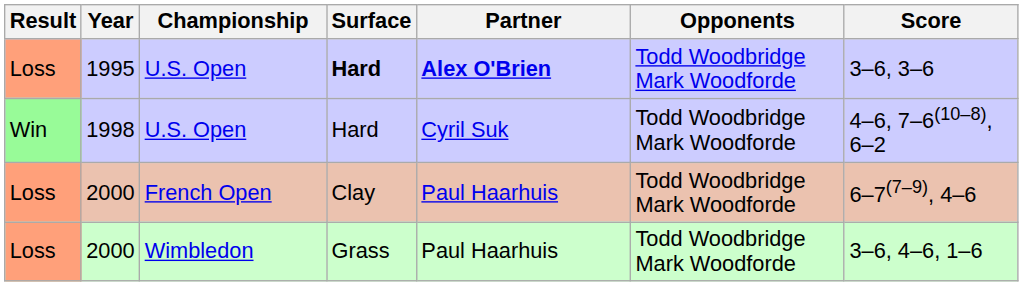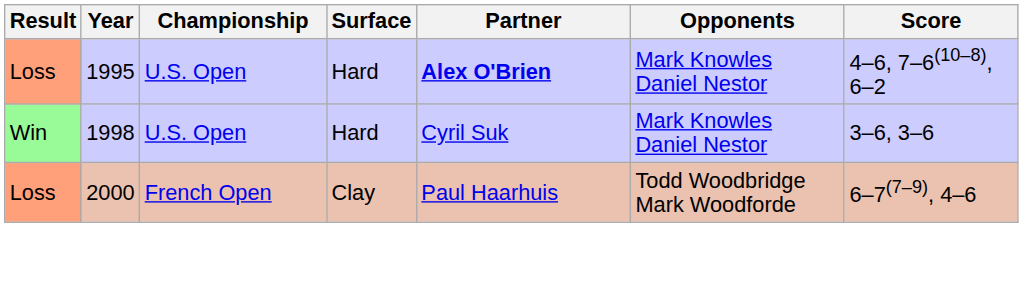(356, 68) bold -> (355, 71) normal
(720, 68) Todd Woodbridge Mark Woodforde -> (704, 71) Mark Knowles Daniel Nestor
(892, 68) 3–6, 3–6 -> (921, 71) 4–6, 7–6(10–8), 6–2
(720, 130) Todd Woodbridge Mark Woodforde -> (704, 133) Mark Knowles Daniel Nestor
(921, 130) 4–6, 7–6(10–8), 6–2 -> (892, 133) 3–6, 3–6
- row: (110, 251)
